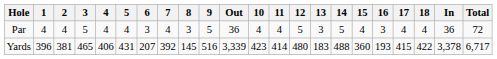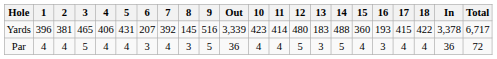rows swapped: (19, 46) <-> (19, 29)
